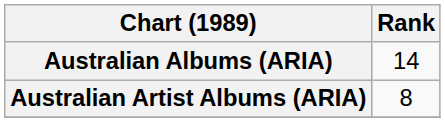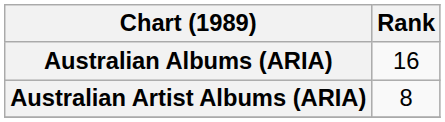(406, 60) 14 -> (406, 60) 16
